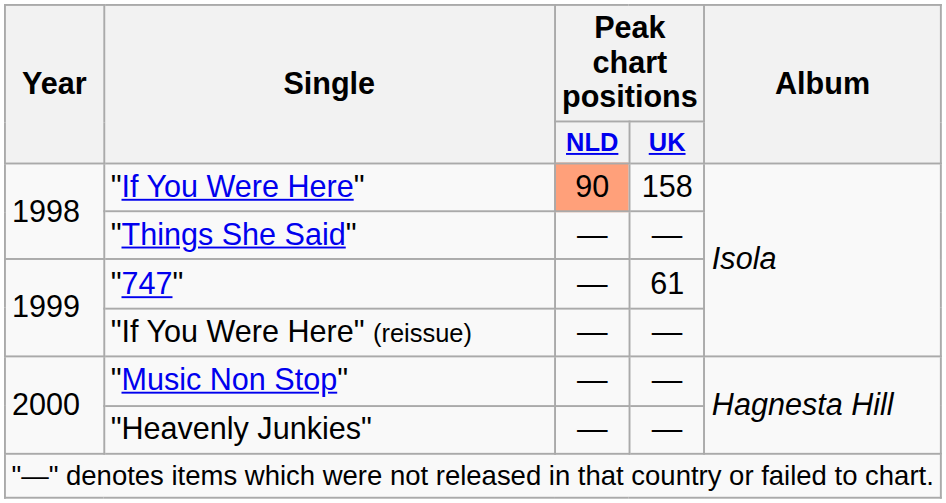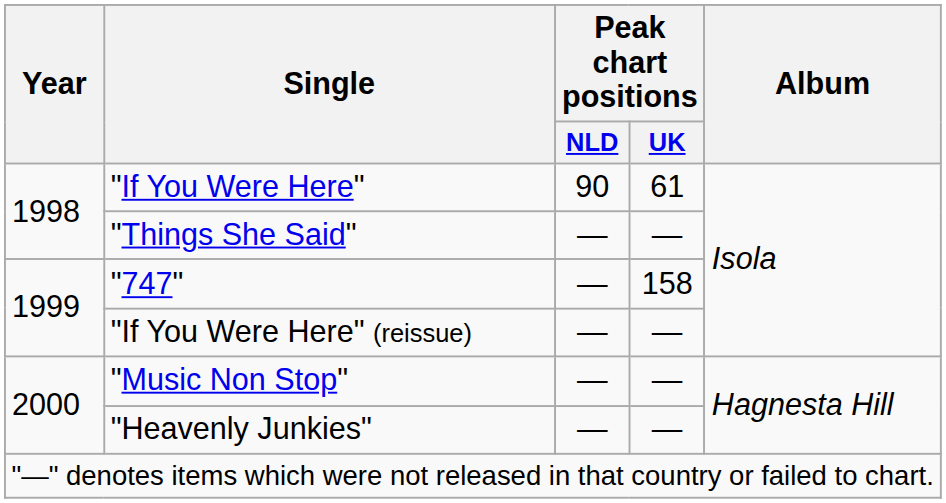(592, 186) lightsalmon background -> (592, 186) no background
(667, 186) 158 -> (667, 186) 61
(667, 283) 61 -> (667, 283) 158
